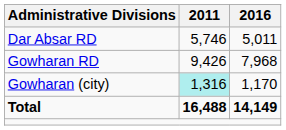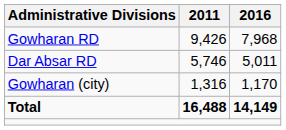rows swapped: (52, 38) <-> (53, 61)
(208, 84) paleturquoise background -> (208, 84) no background
